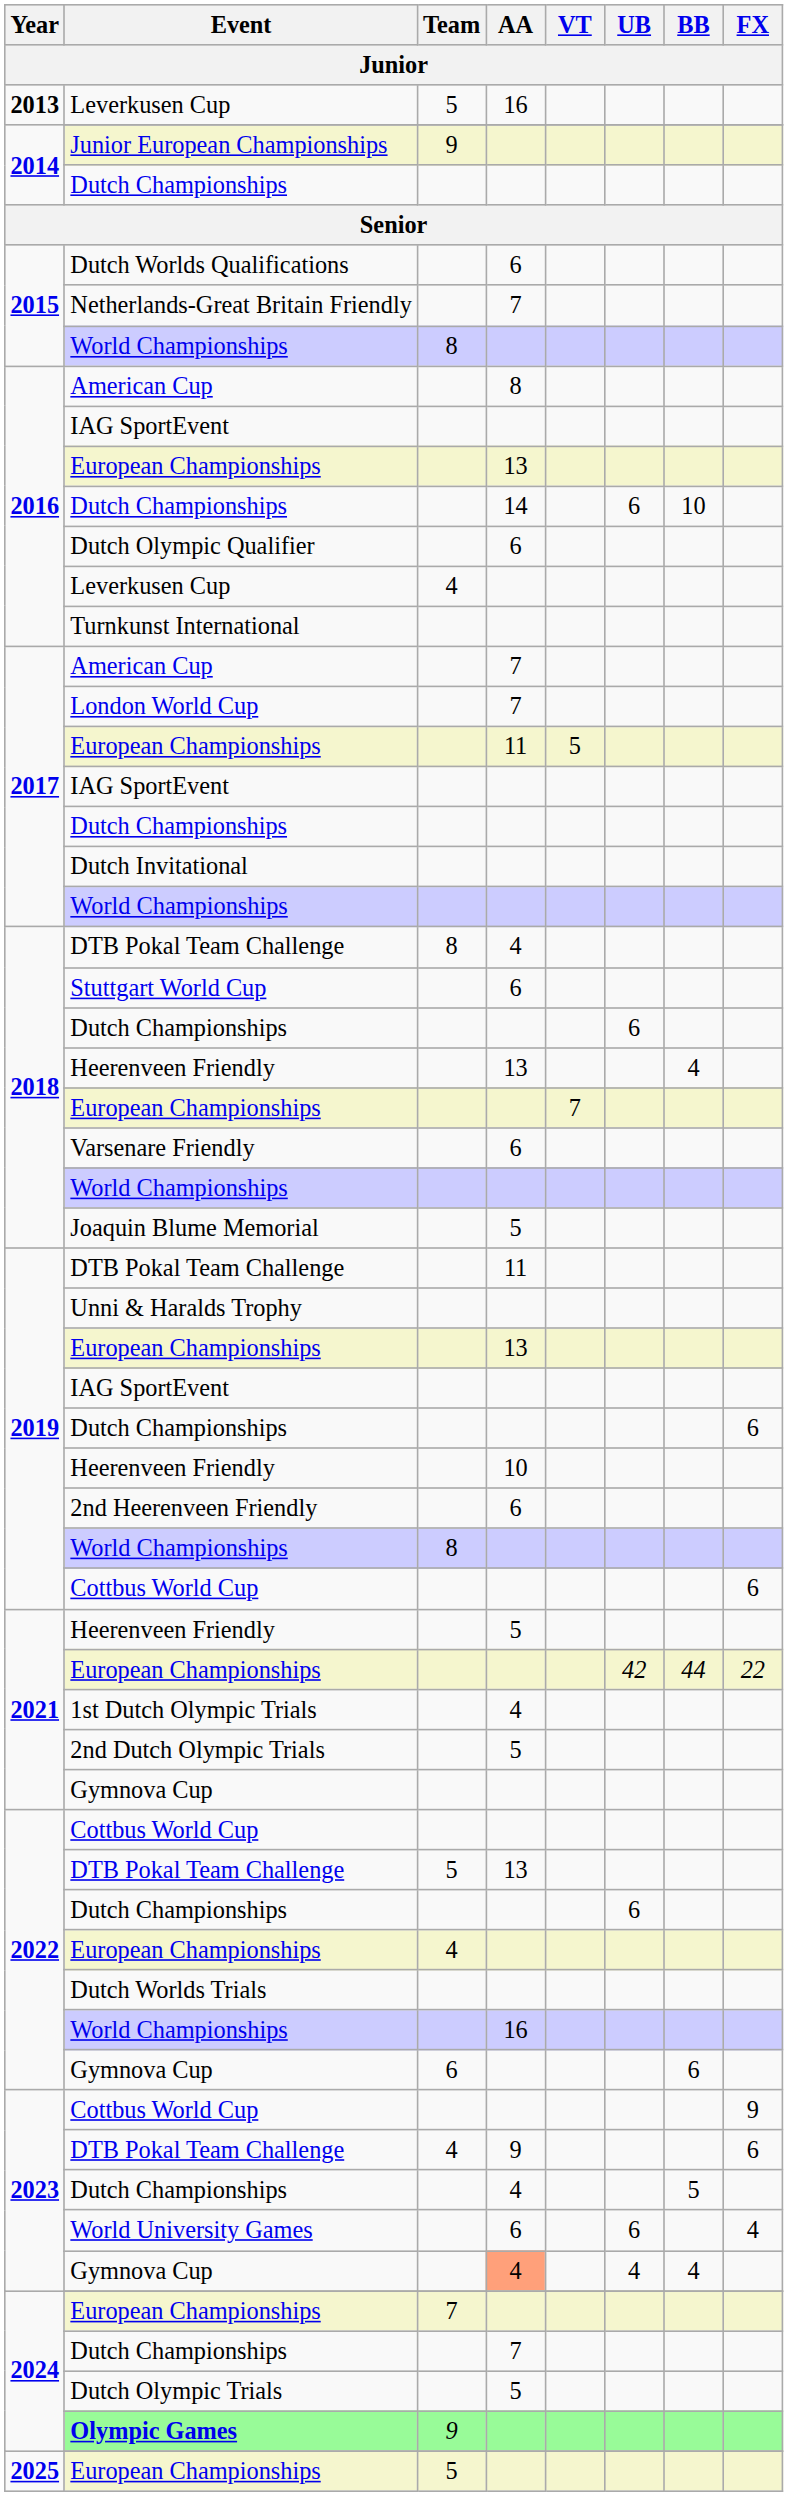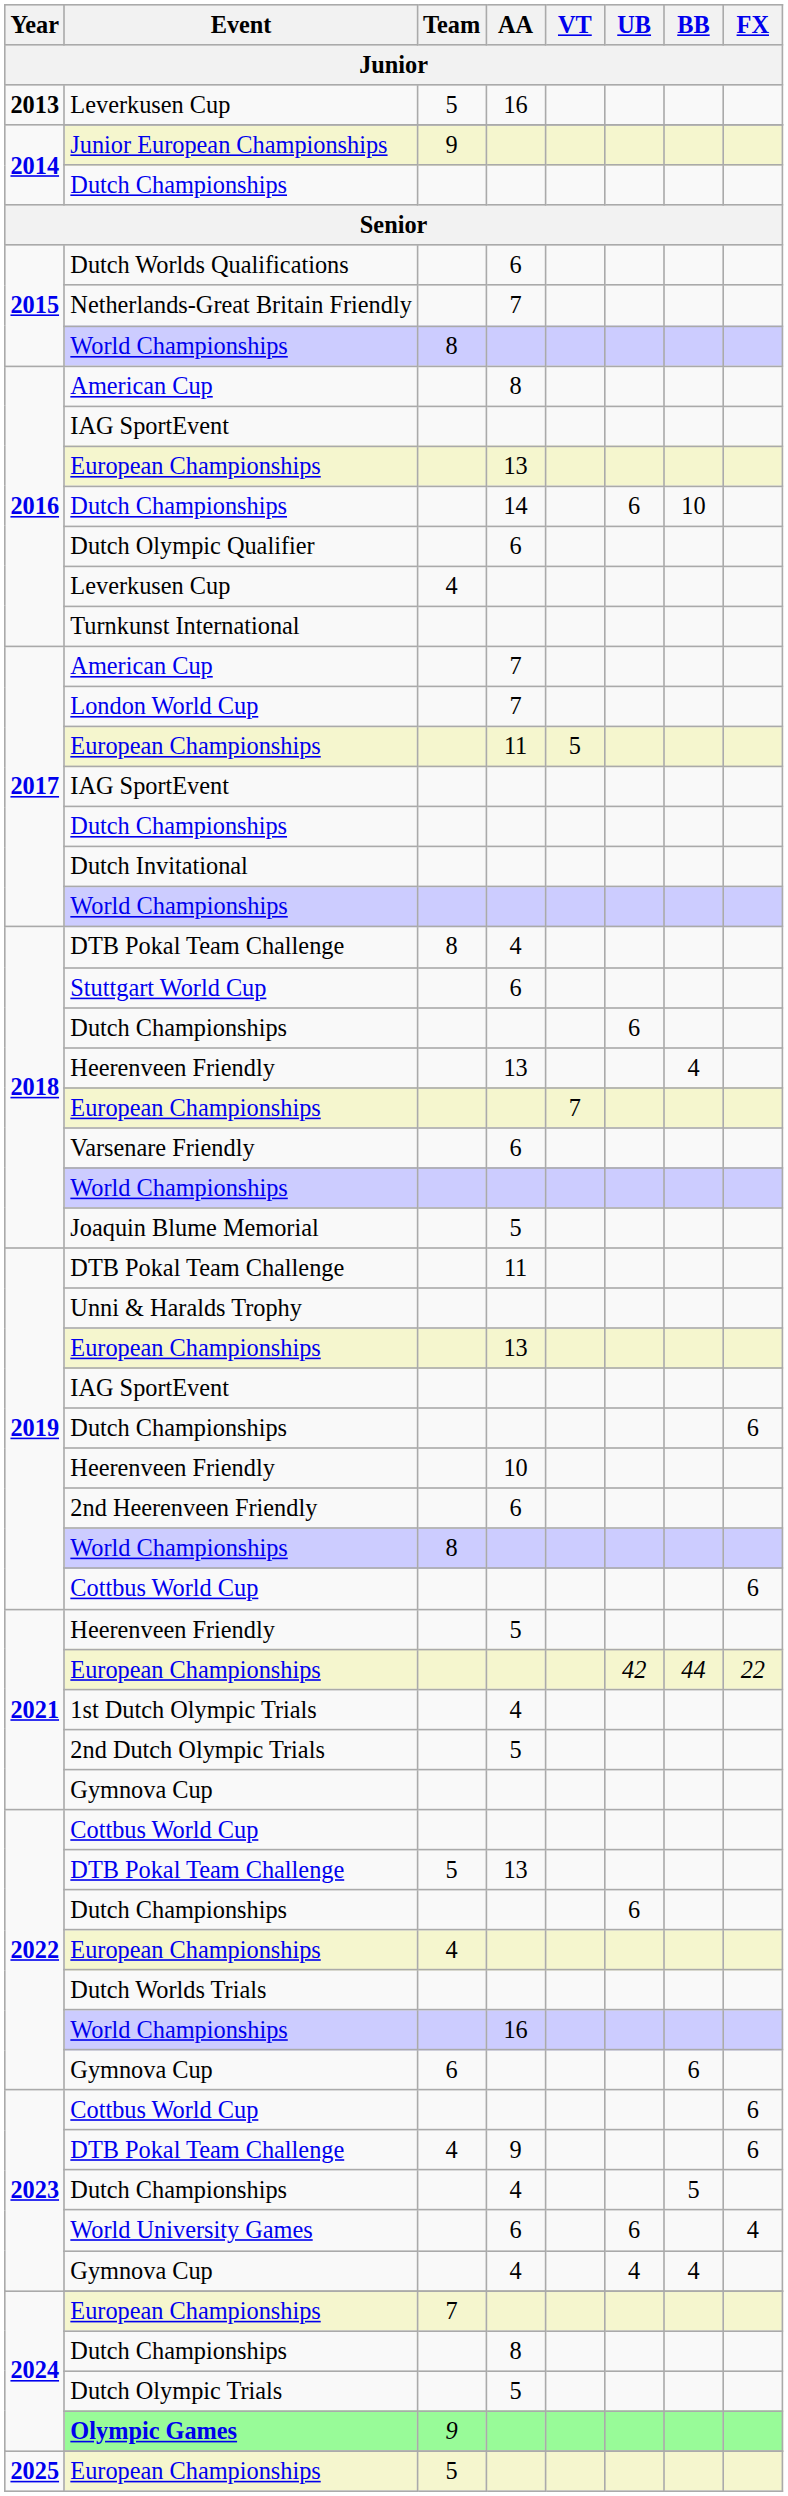(753, 2109) 9 -> (753, 2109) 6
(516, 2270) lightsalmon background -> (516, 2270) no background
(516, 2350) 7 -> (516, 2350) 8
